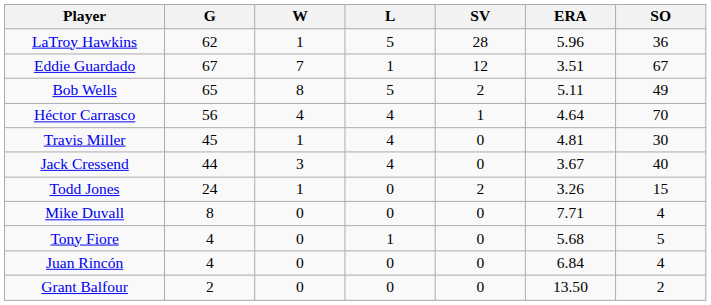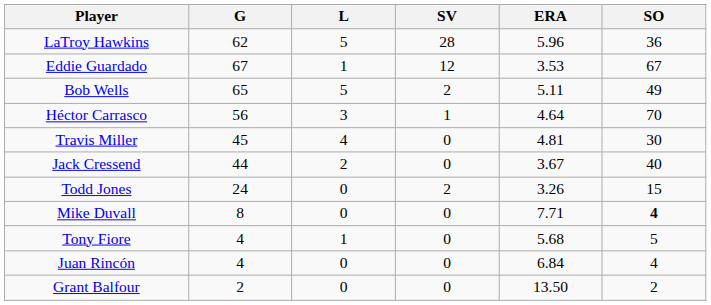- column: (300, 16)
(570, 66) 3.51 -> (551, 66) 3.53
(390, 115) 4 -> (344, 115) 3
(390, 164) 4 -> (344, 164) 2
(661, 213) normal -> (654, 213) bold
